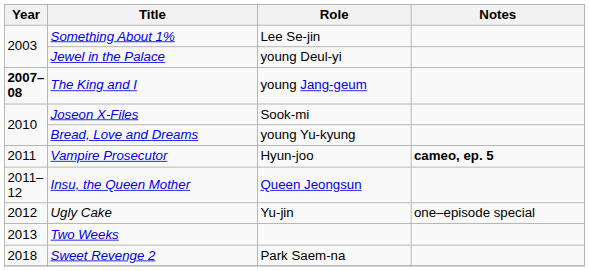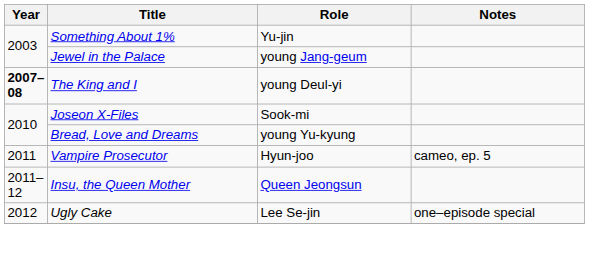(290, 36) Lee Se-jin -> (277, 36) Yu-jin
(301, 57) young Deul-yi -> (314, 57) young Jang-geum
(314, 85) young Jang-geum -> (301, 85) young Deul-yi
(454, 156) bold -> (452, 156) normal
(277, 213) Yu-jin -> (290, 213) Lee Se-jin
- row: (85, 234)
- row: (103, 255)
